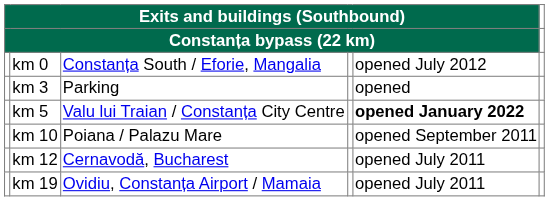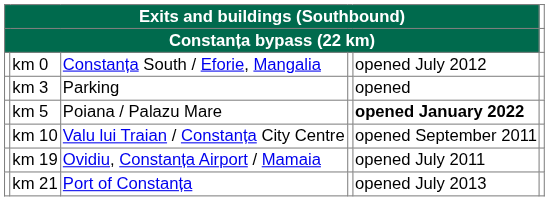(204, 112) Valu lui Traian / Constanța City Centre -> (142, 112) Poiana / Palazu Mare
(142, 136) Poiana / Palazu Mare -> (204, 136) Valu lui Traian / Constanța City Centre
- row: (35, 159)
+ row: (35, 183)
